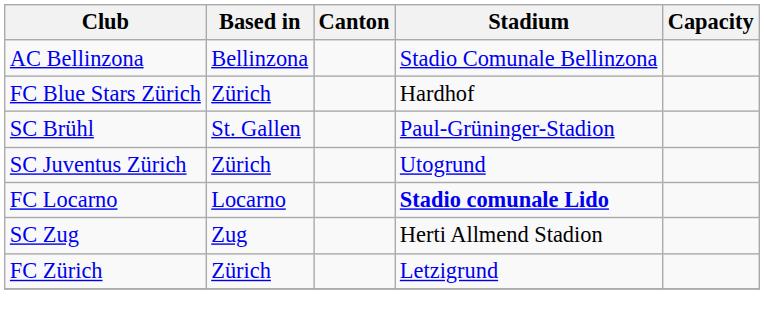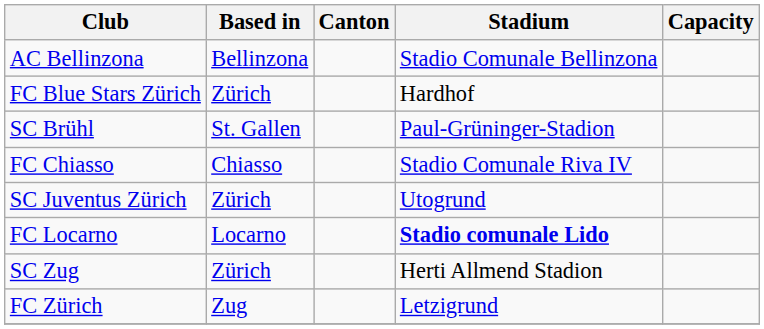+ row: (62, 164)
(229, 235) Zug -> (241, 270) Zürich
(241, 270) Zürich -> (229, 306) Zug
